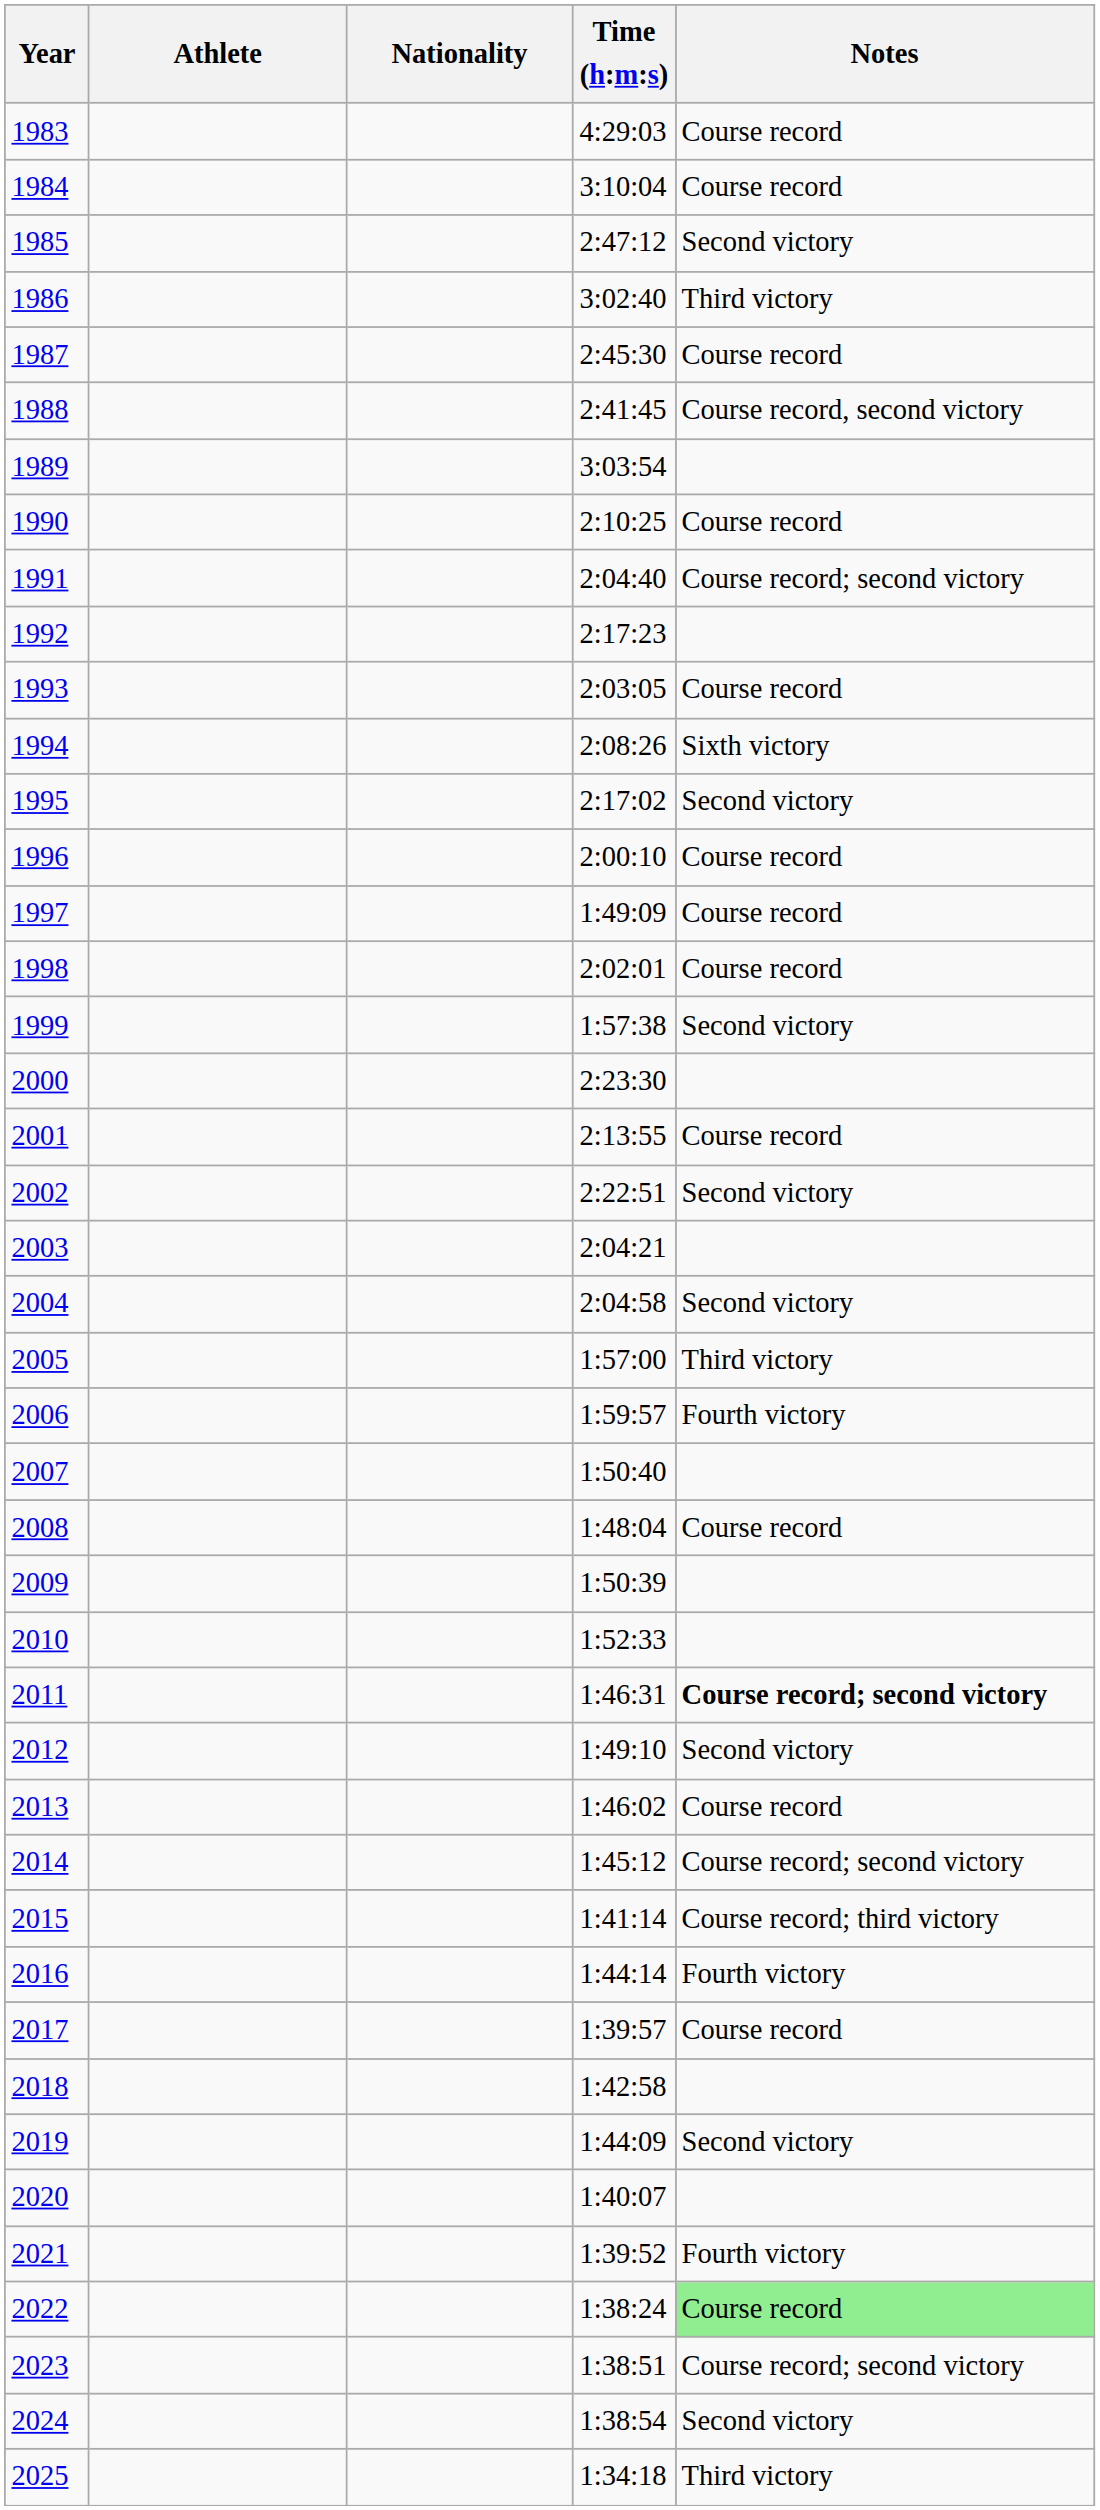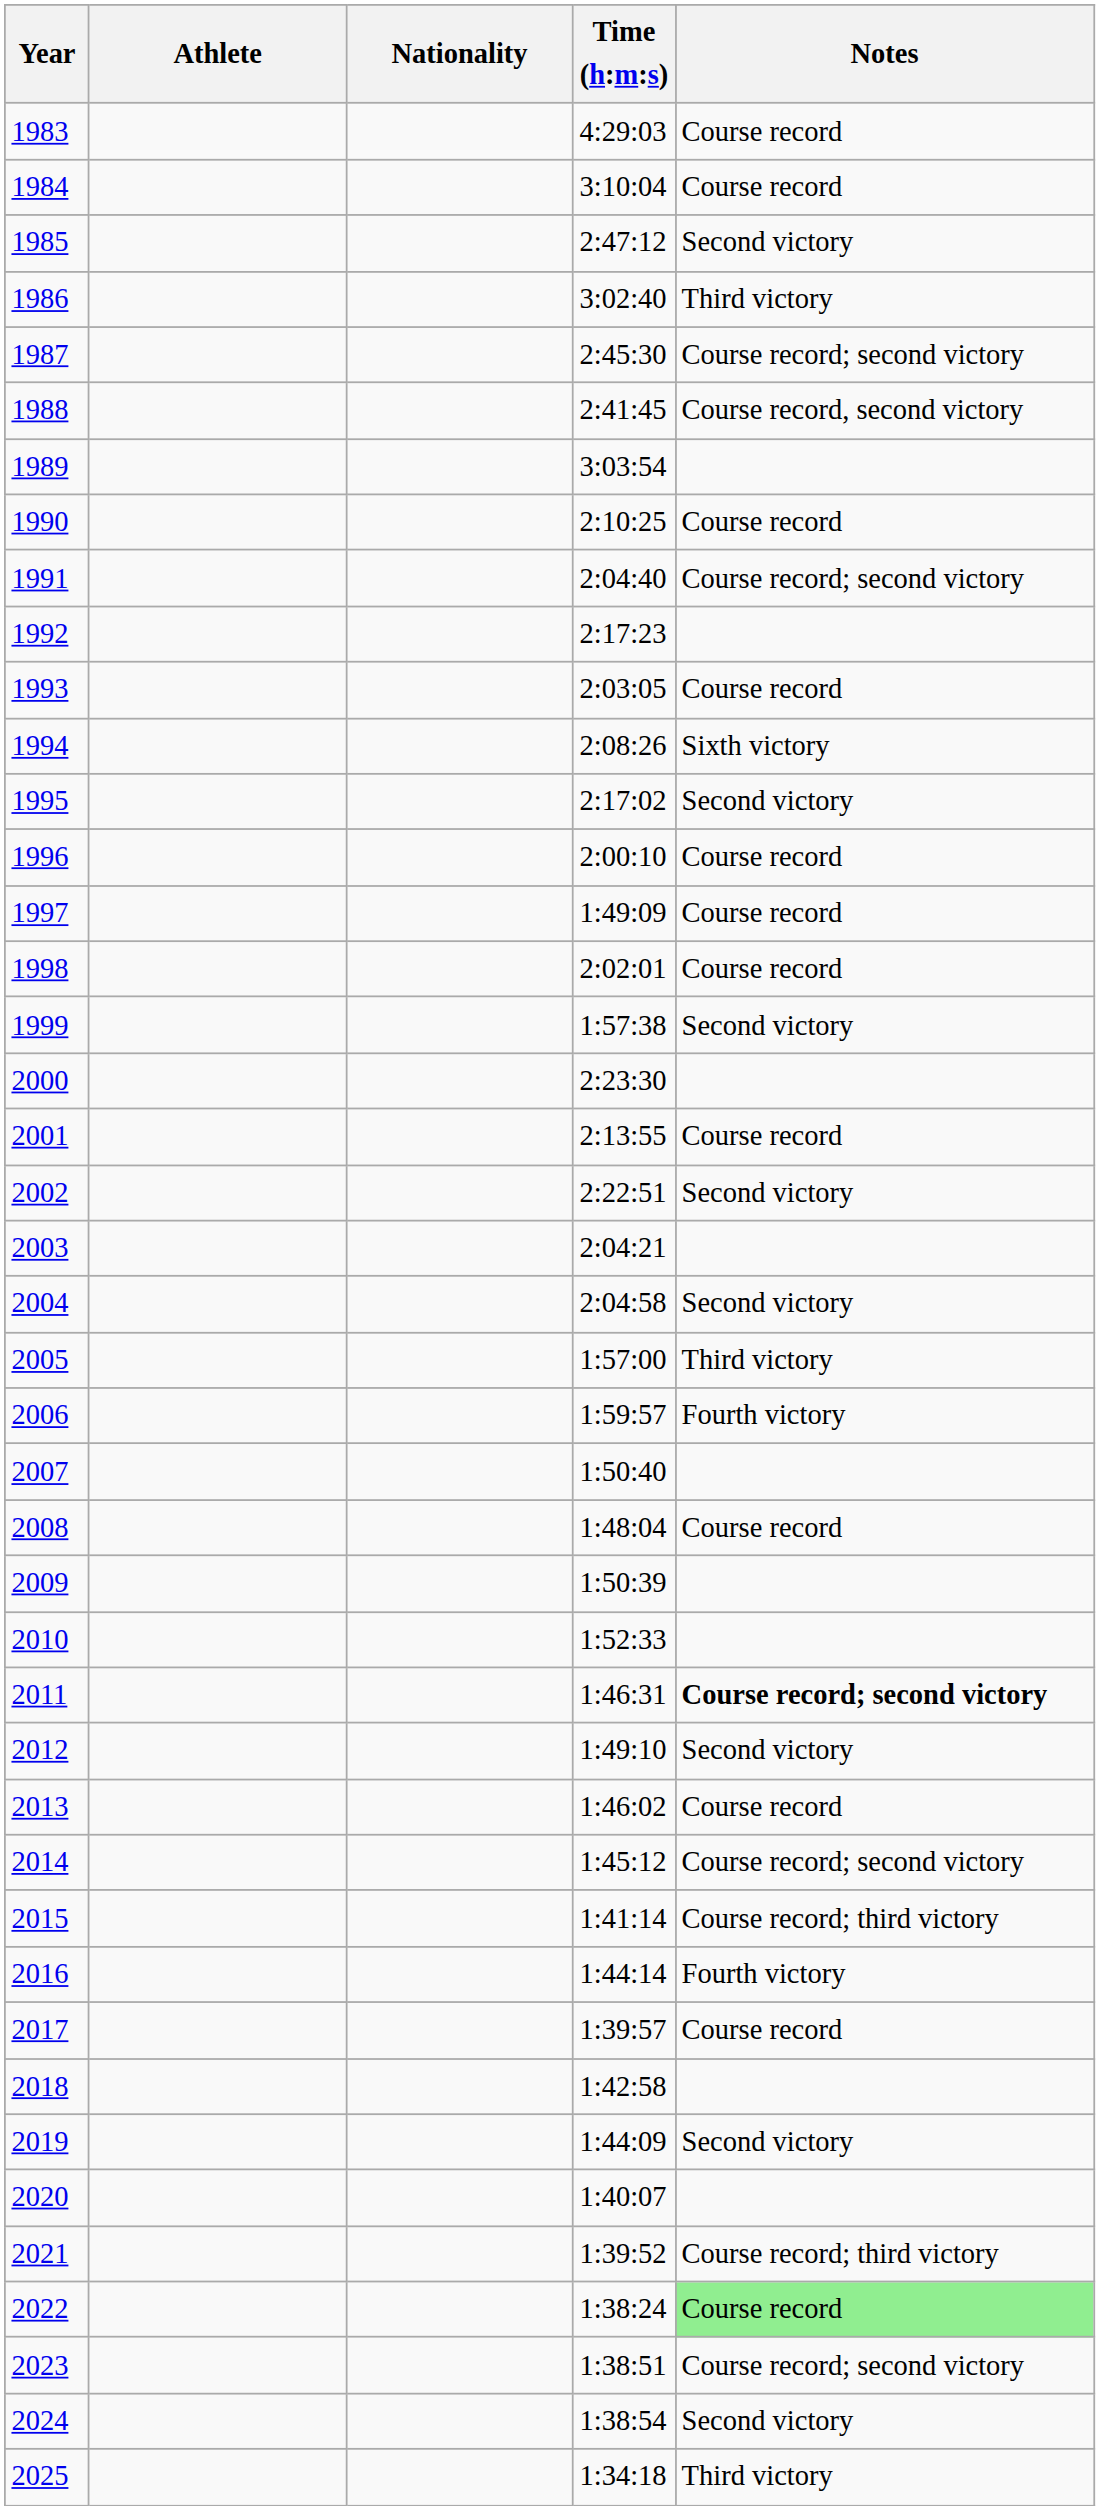(762, 354) Course record -> (853, 354) Course record; second victory
(764, 2253) Fourth victory -> (840, 2253) Course record; third victory
